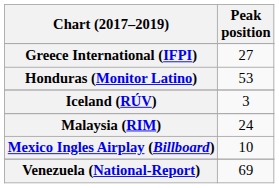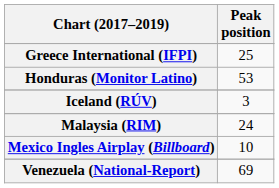(246, 55) 27 -> (246, 55) 25
